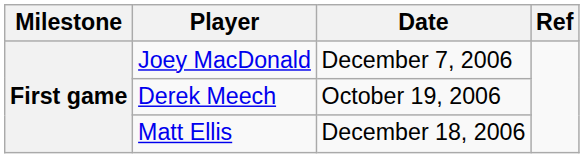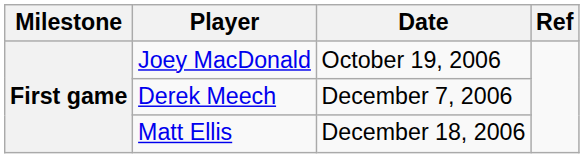(417, 59) December 7, 2006 -> (411, 59) October 19, 2006
(411, 96) October 19, 2006 -> (417, 96) December 7, 2006
